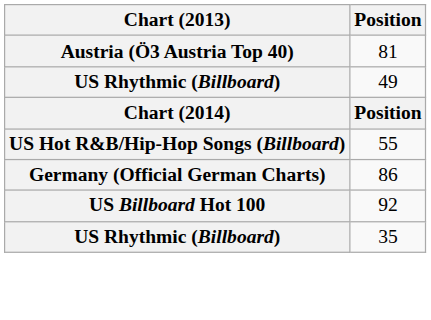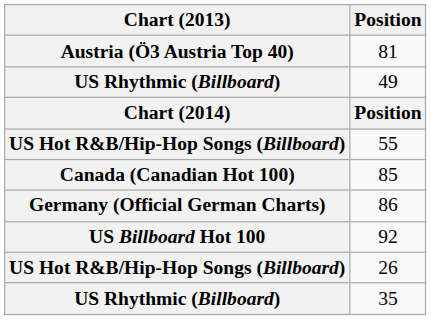+ row: (388, 174)
+ row: (388, 267)
